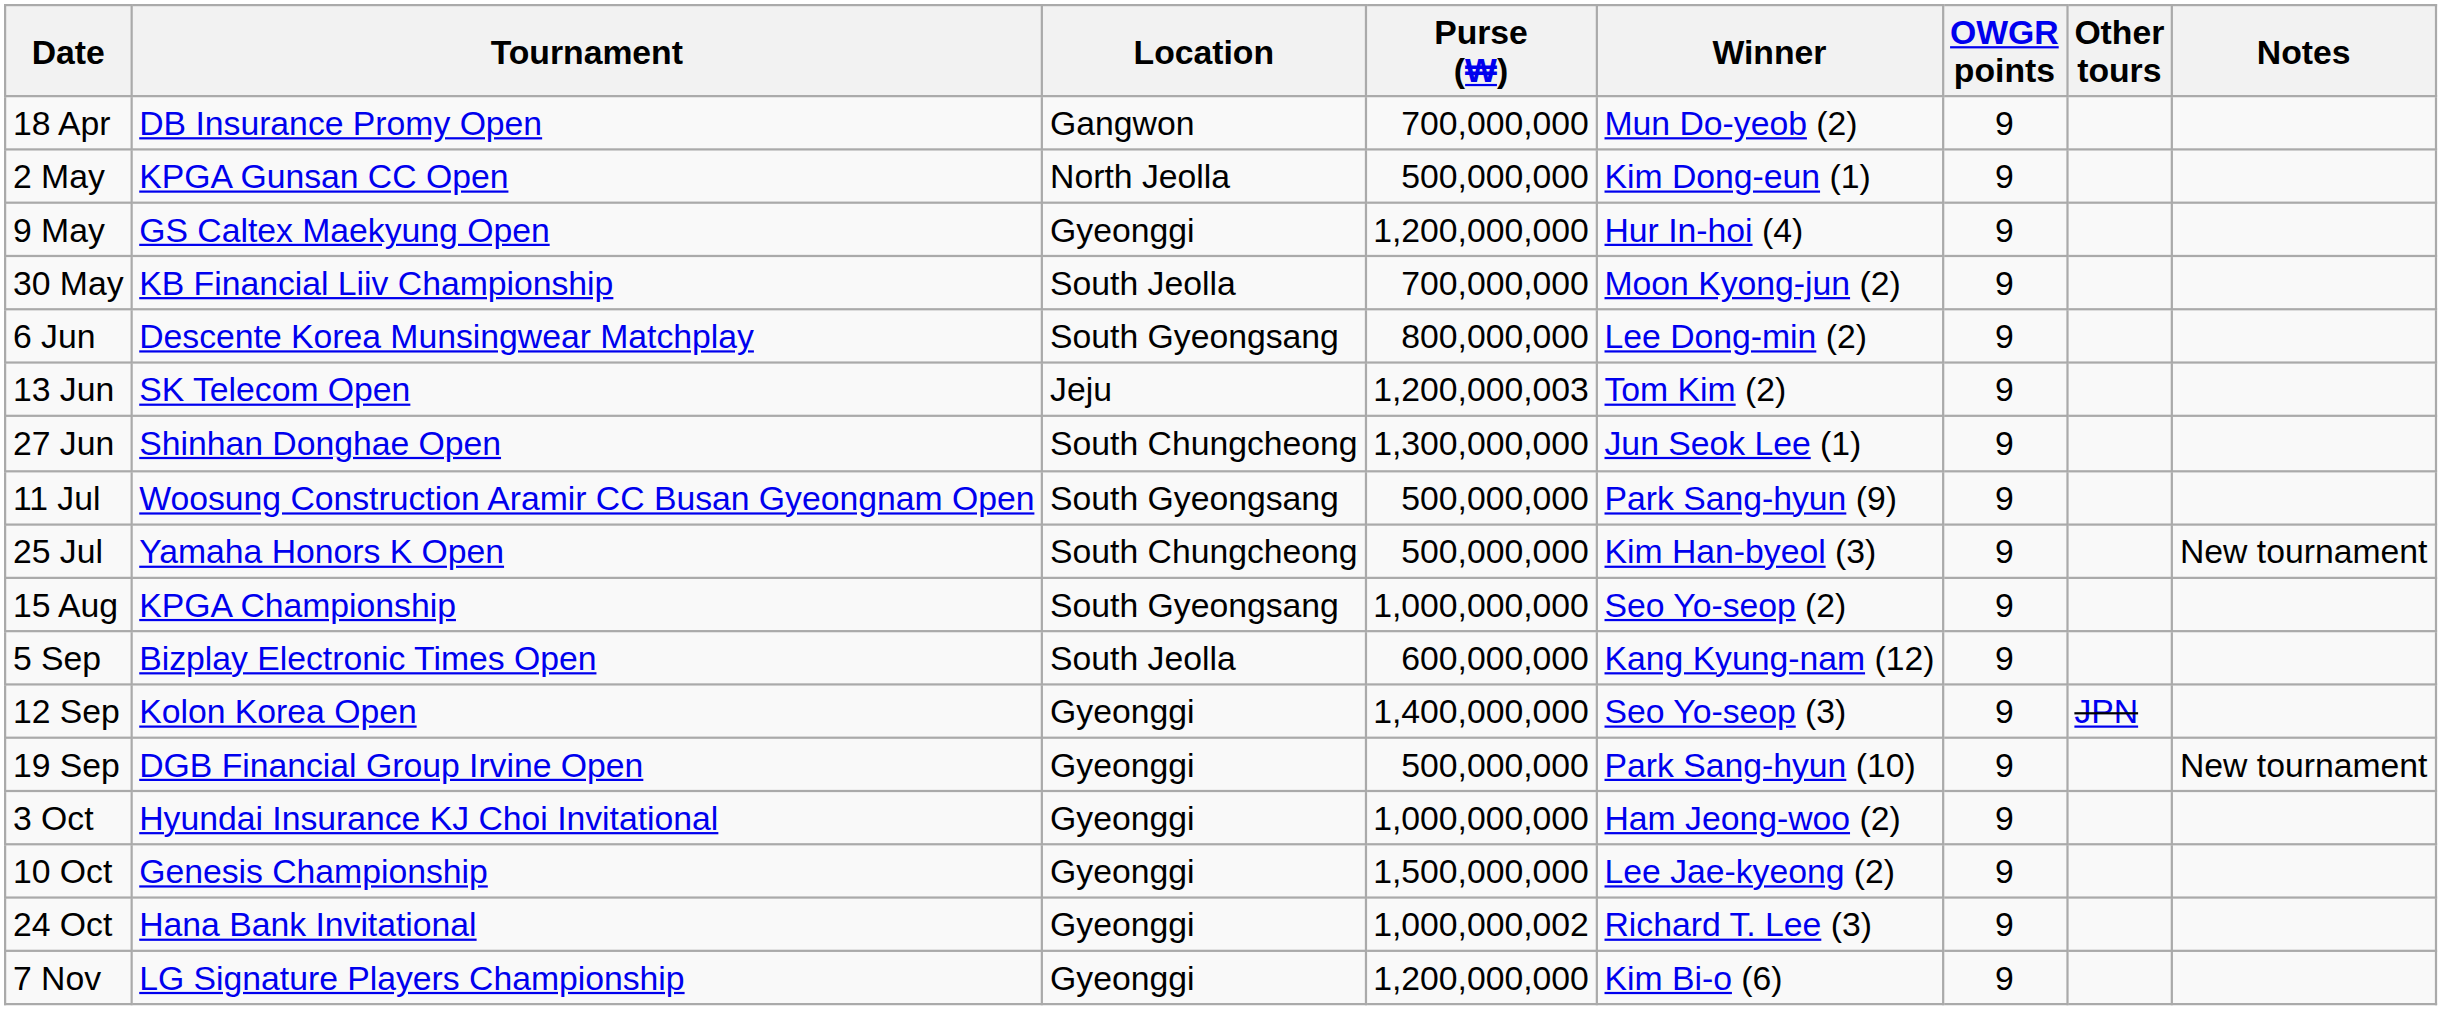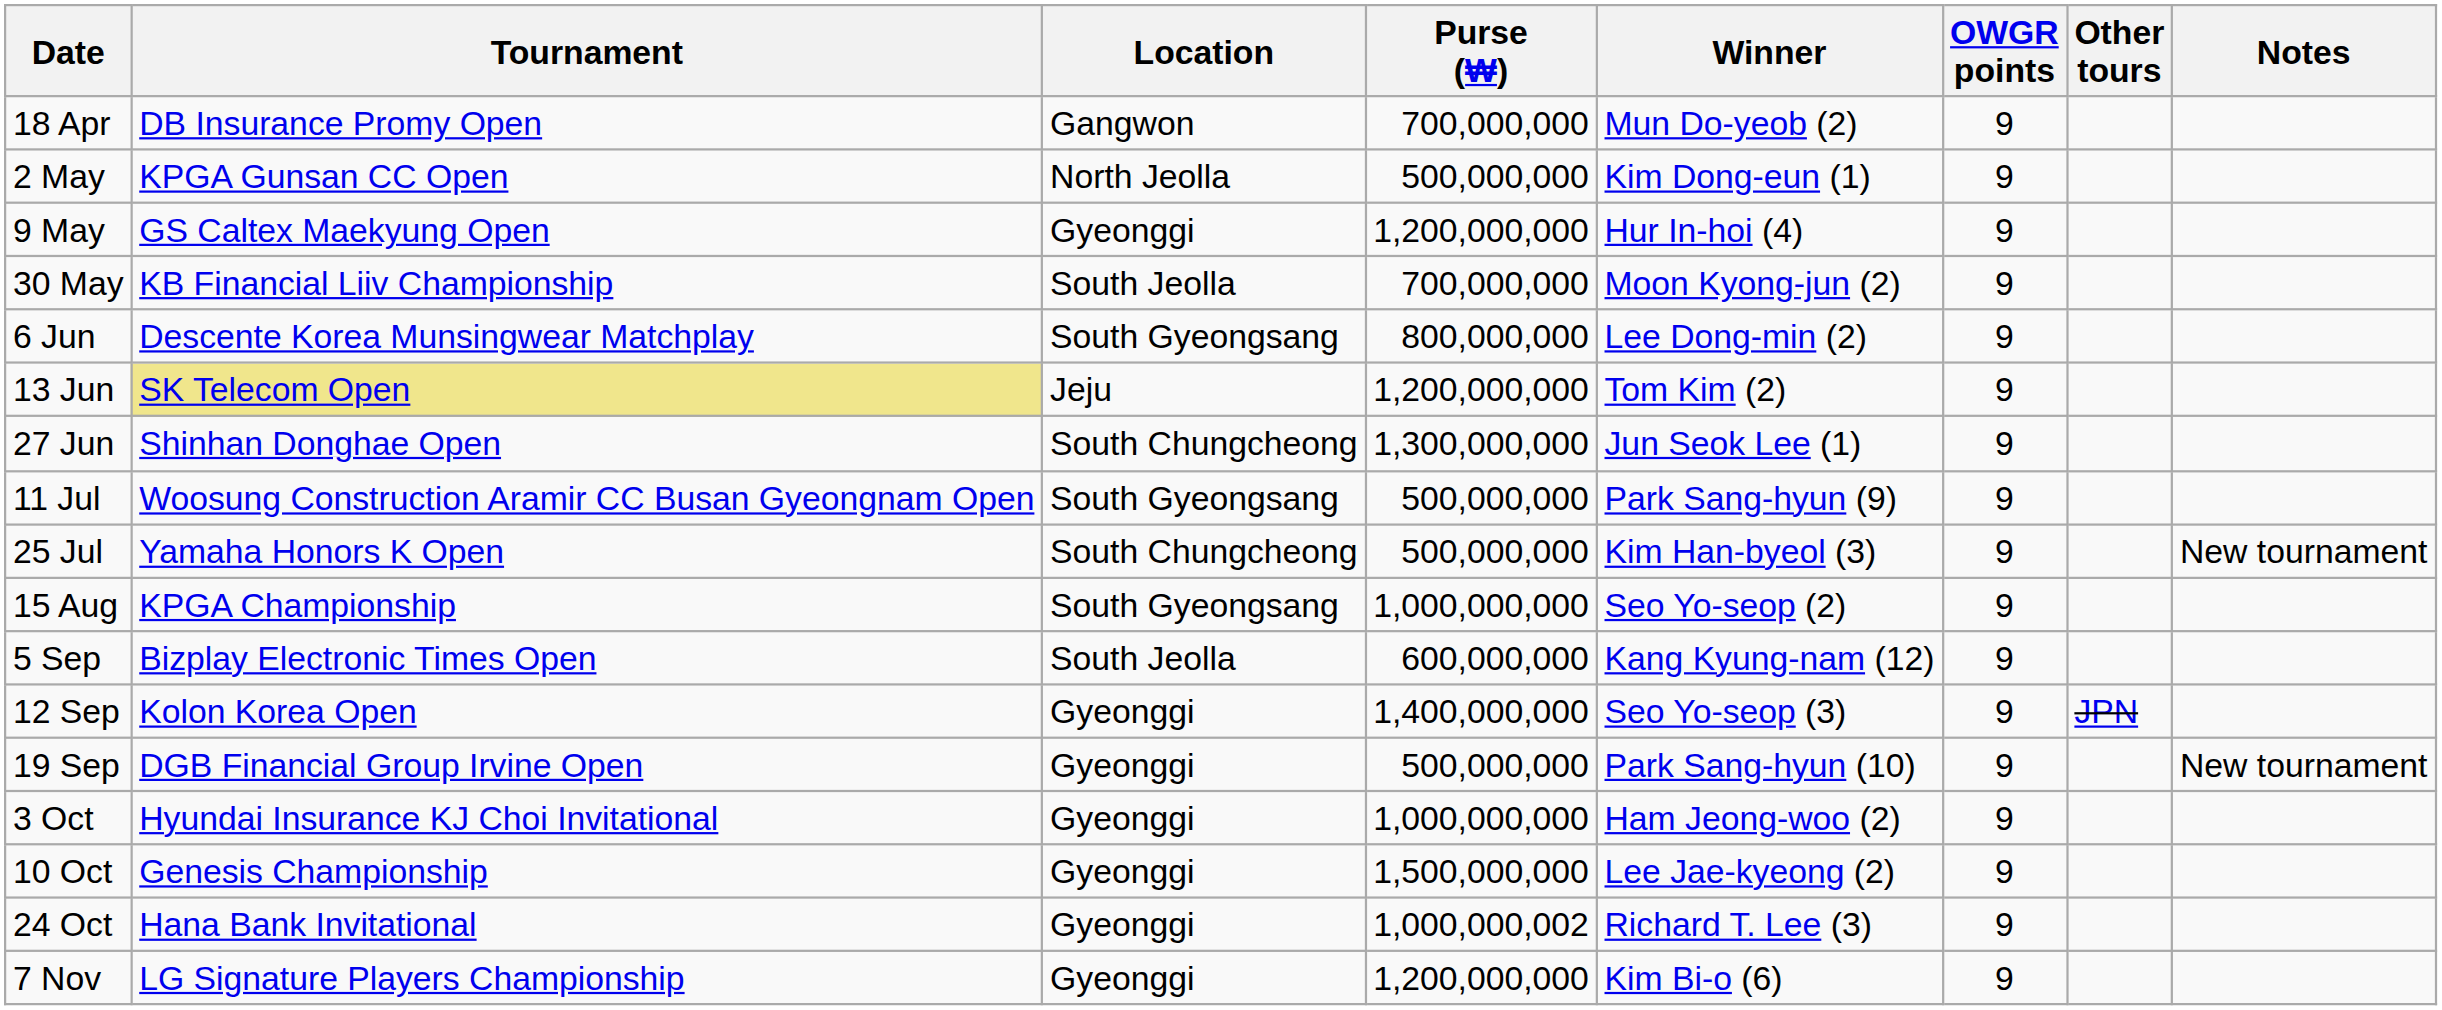(275, 390) no background -> (275, 390) khaki background
(1481, 390) 1,200,000,003 -> (1481, 390) 1,200,000,000
